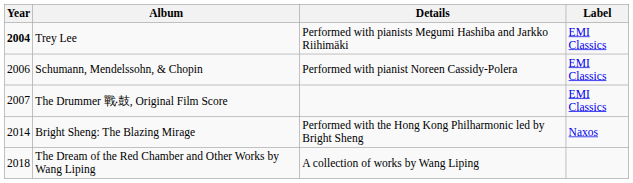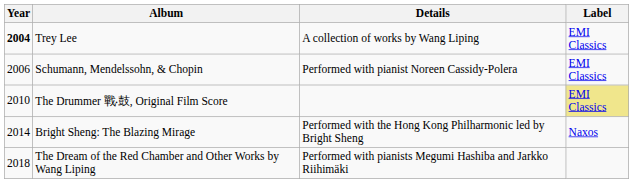(425, 38) Performed with pianists Megumi Hashiba and Jarkko Riihimäki -> (391, 38) A collection of works by Wang Liping
(19, 100) 2007 -> (19, 100) 2010
(587, 100) no background -> (587, 100) khaki background
(391, 163) A collection of works by Wang Liping -> (425, 163) Performed with pianists Megumi Hashiba and Jarkko Riihimäki
